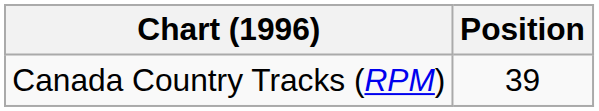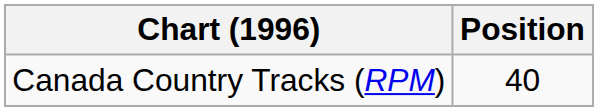(522, 79) 39 -> (522, 79) 40
